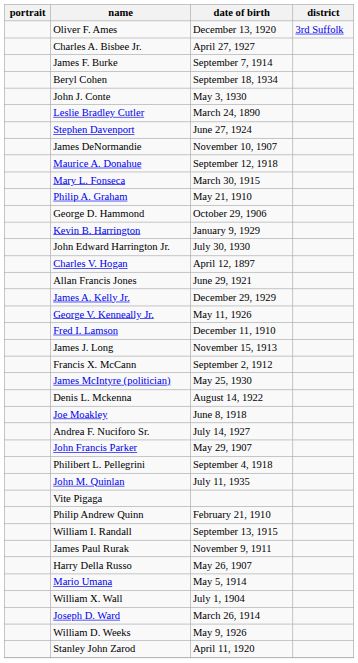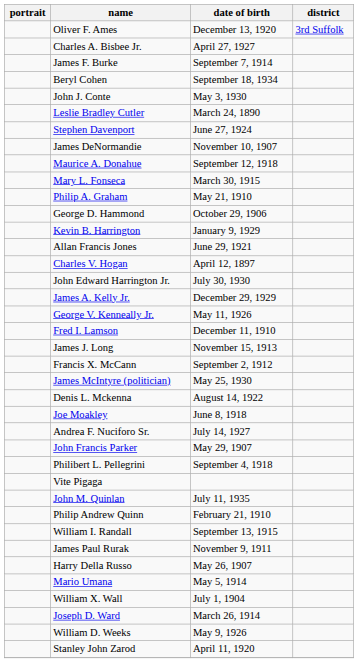rows swapped: (112, 247) <-> (95, 280)
rows swapped: (78, 498) <-> (89, 481)
